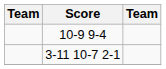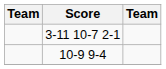rows swapped: (83, 54) <-> (83, 34)
